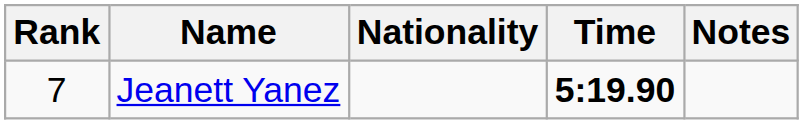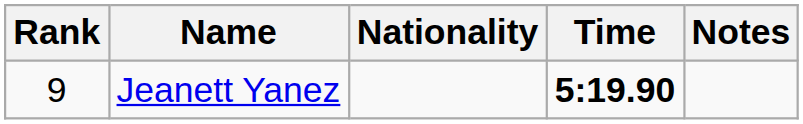(57, 88) 7 -> (57, 88) 9
